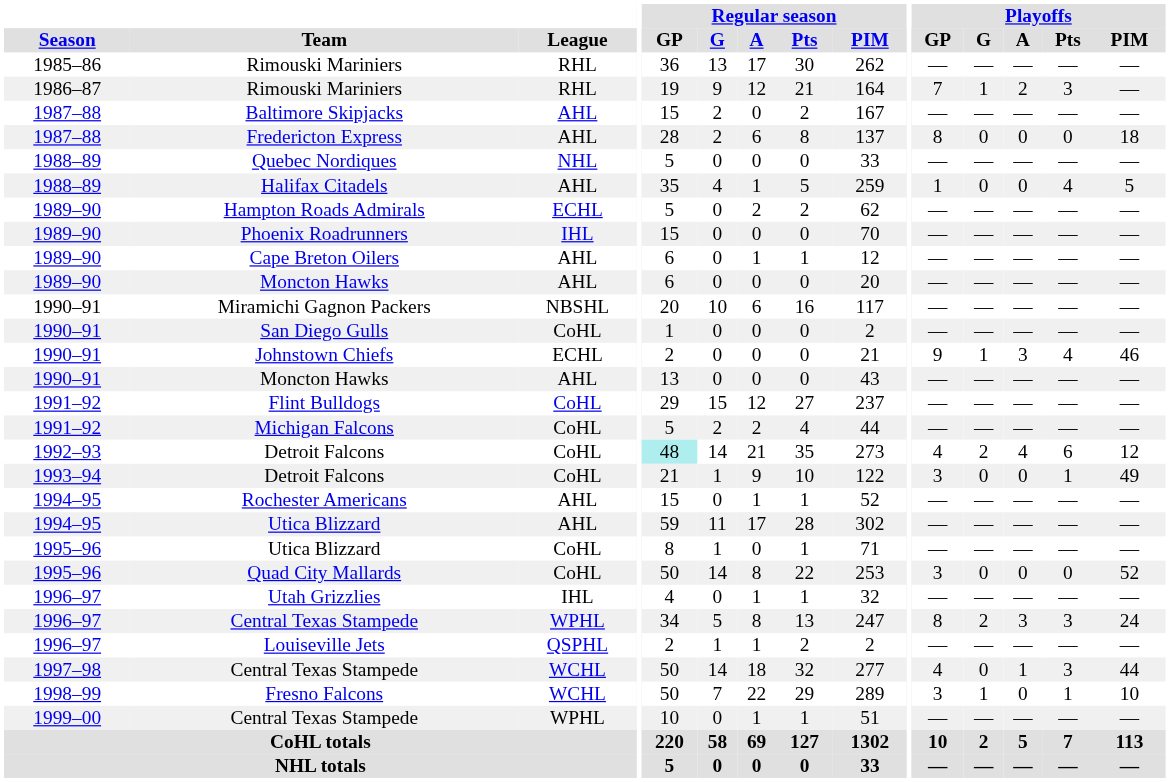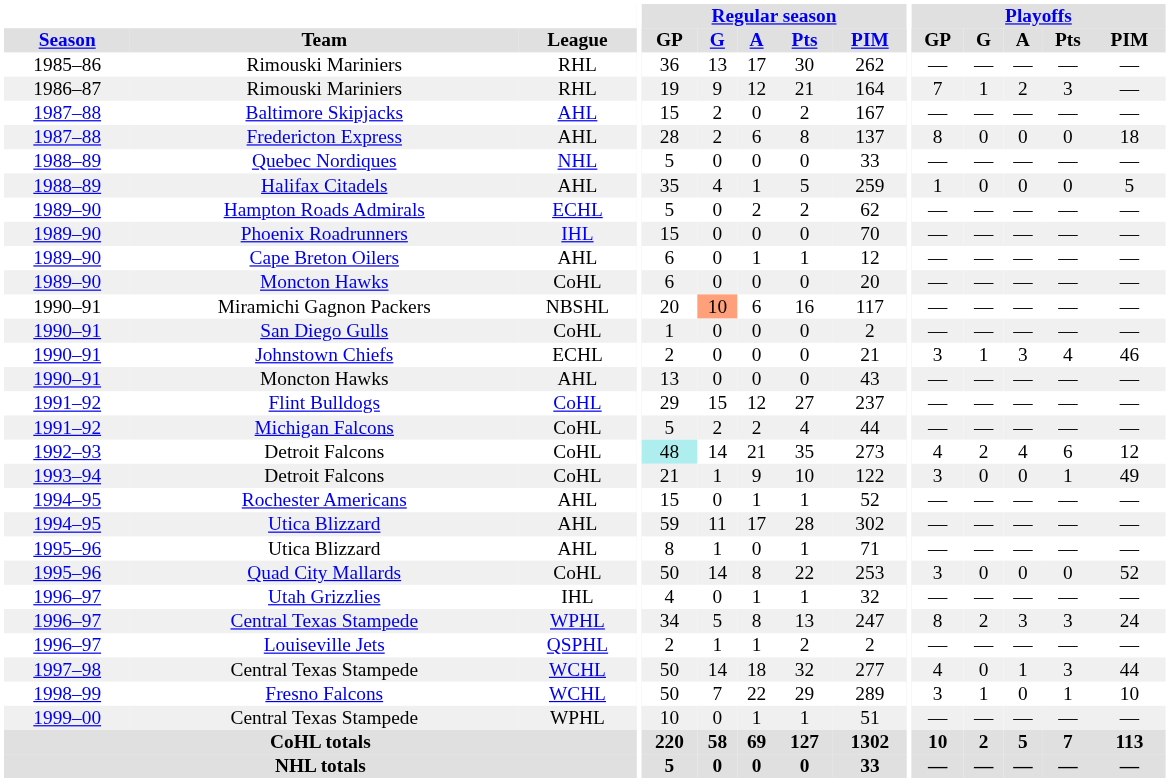(1068, 185) 4 -> (1068, 185) 0
(577, 282) AHL -> (577, 282) CoHL
(717, 306) no background -> (717, 306) lightsalmon background
(938, 354) 9 -> (938, 354) 3
(577, 548) CoHL -> (577, 548) AHL
